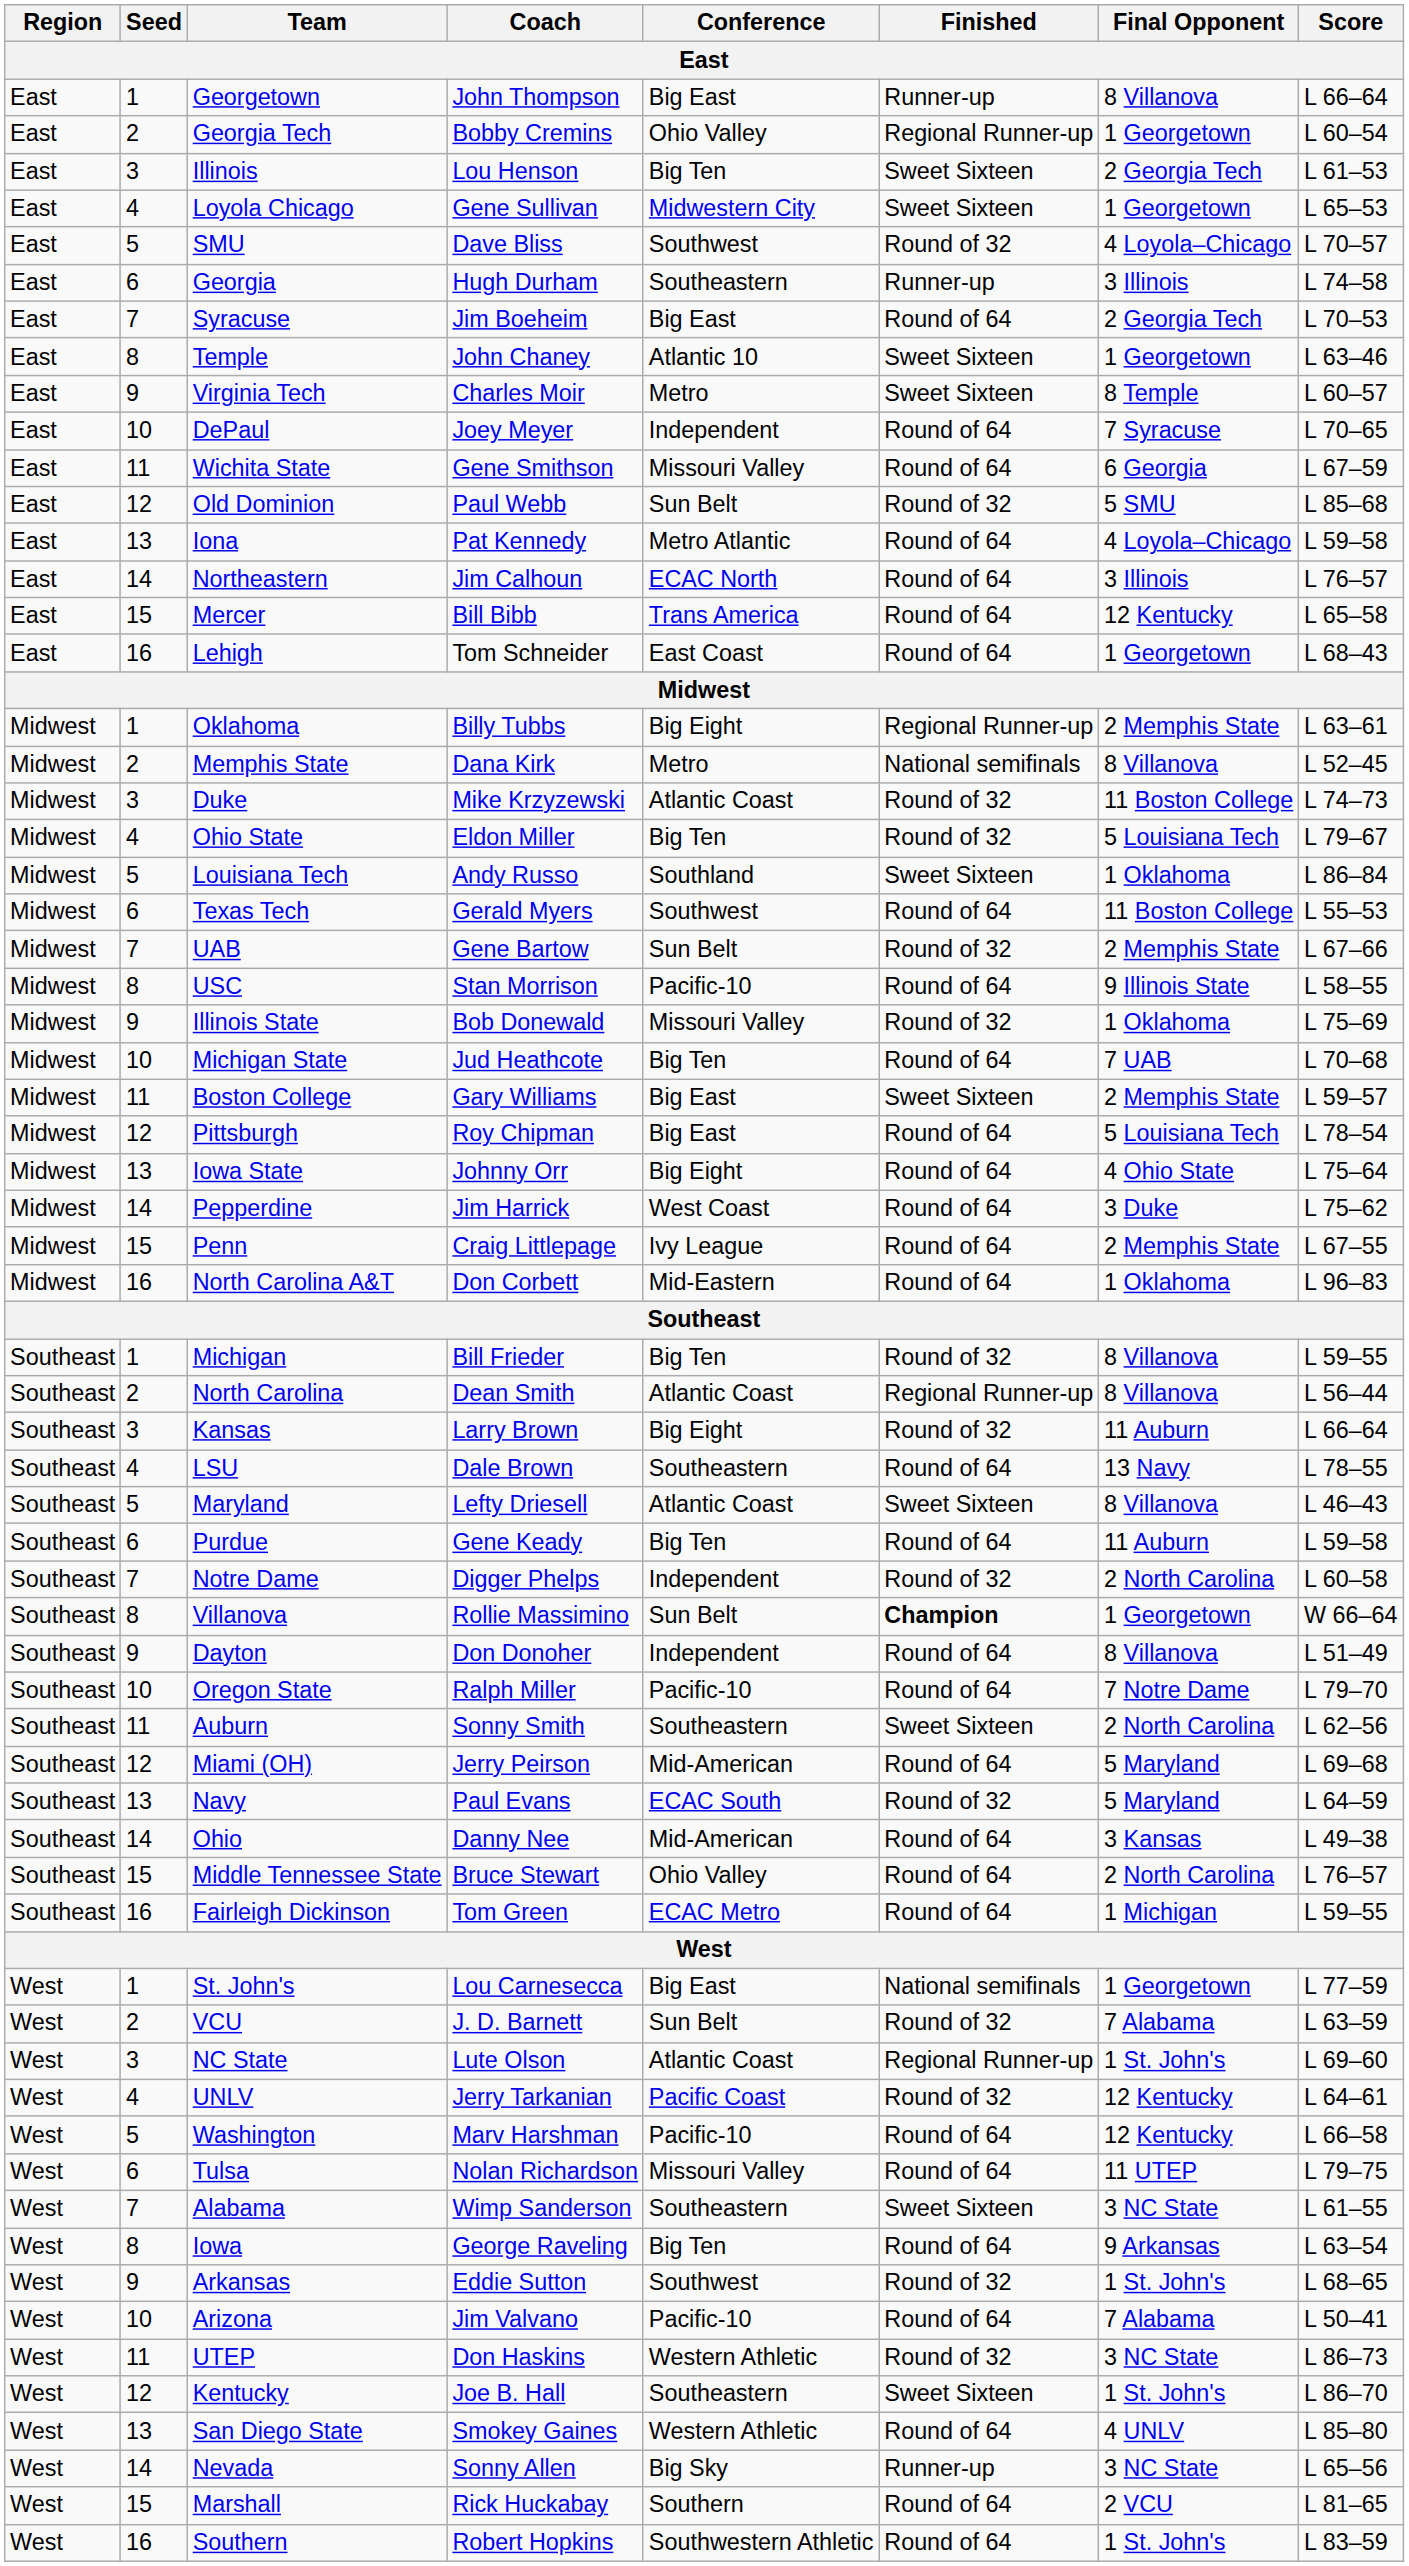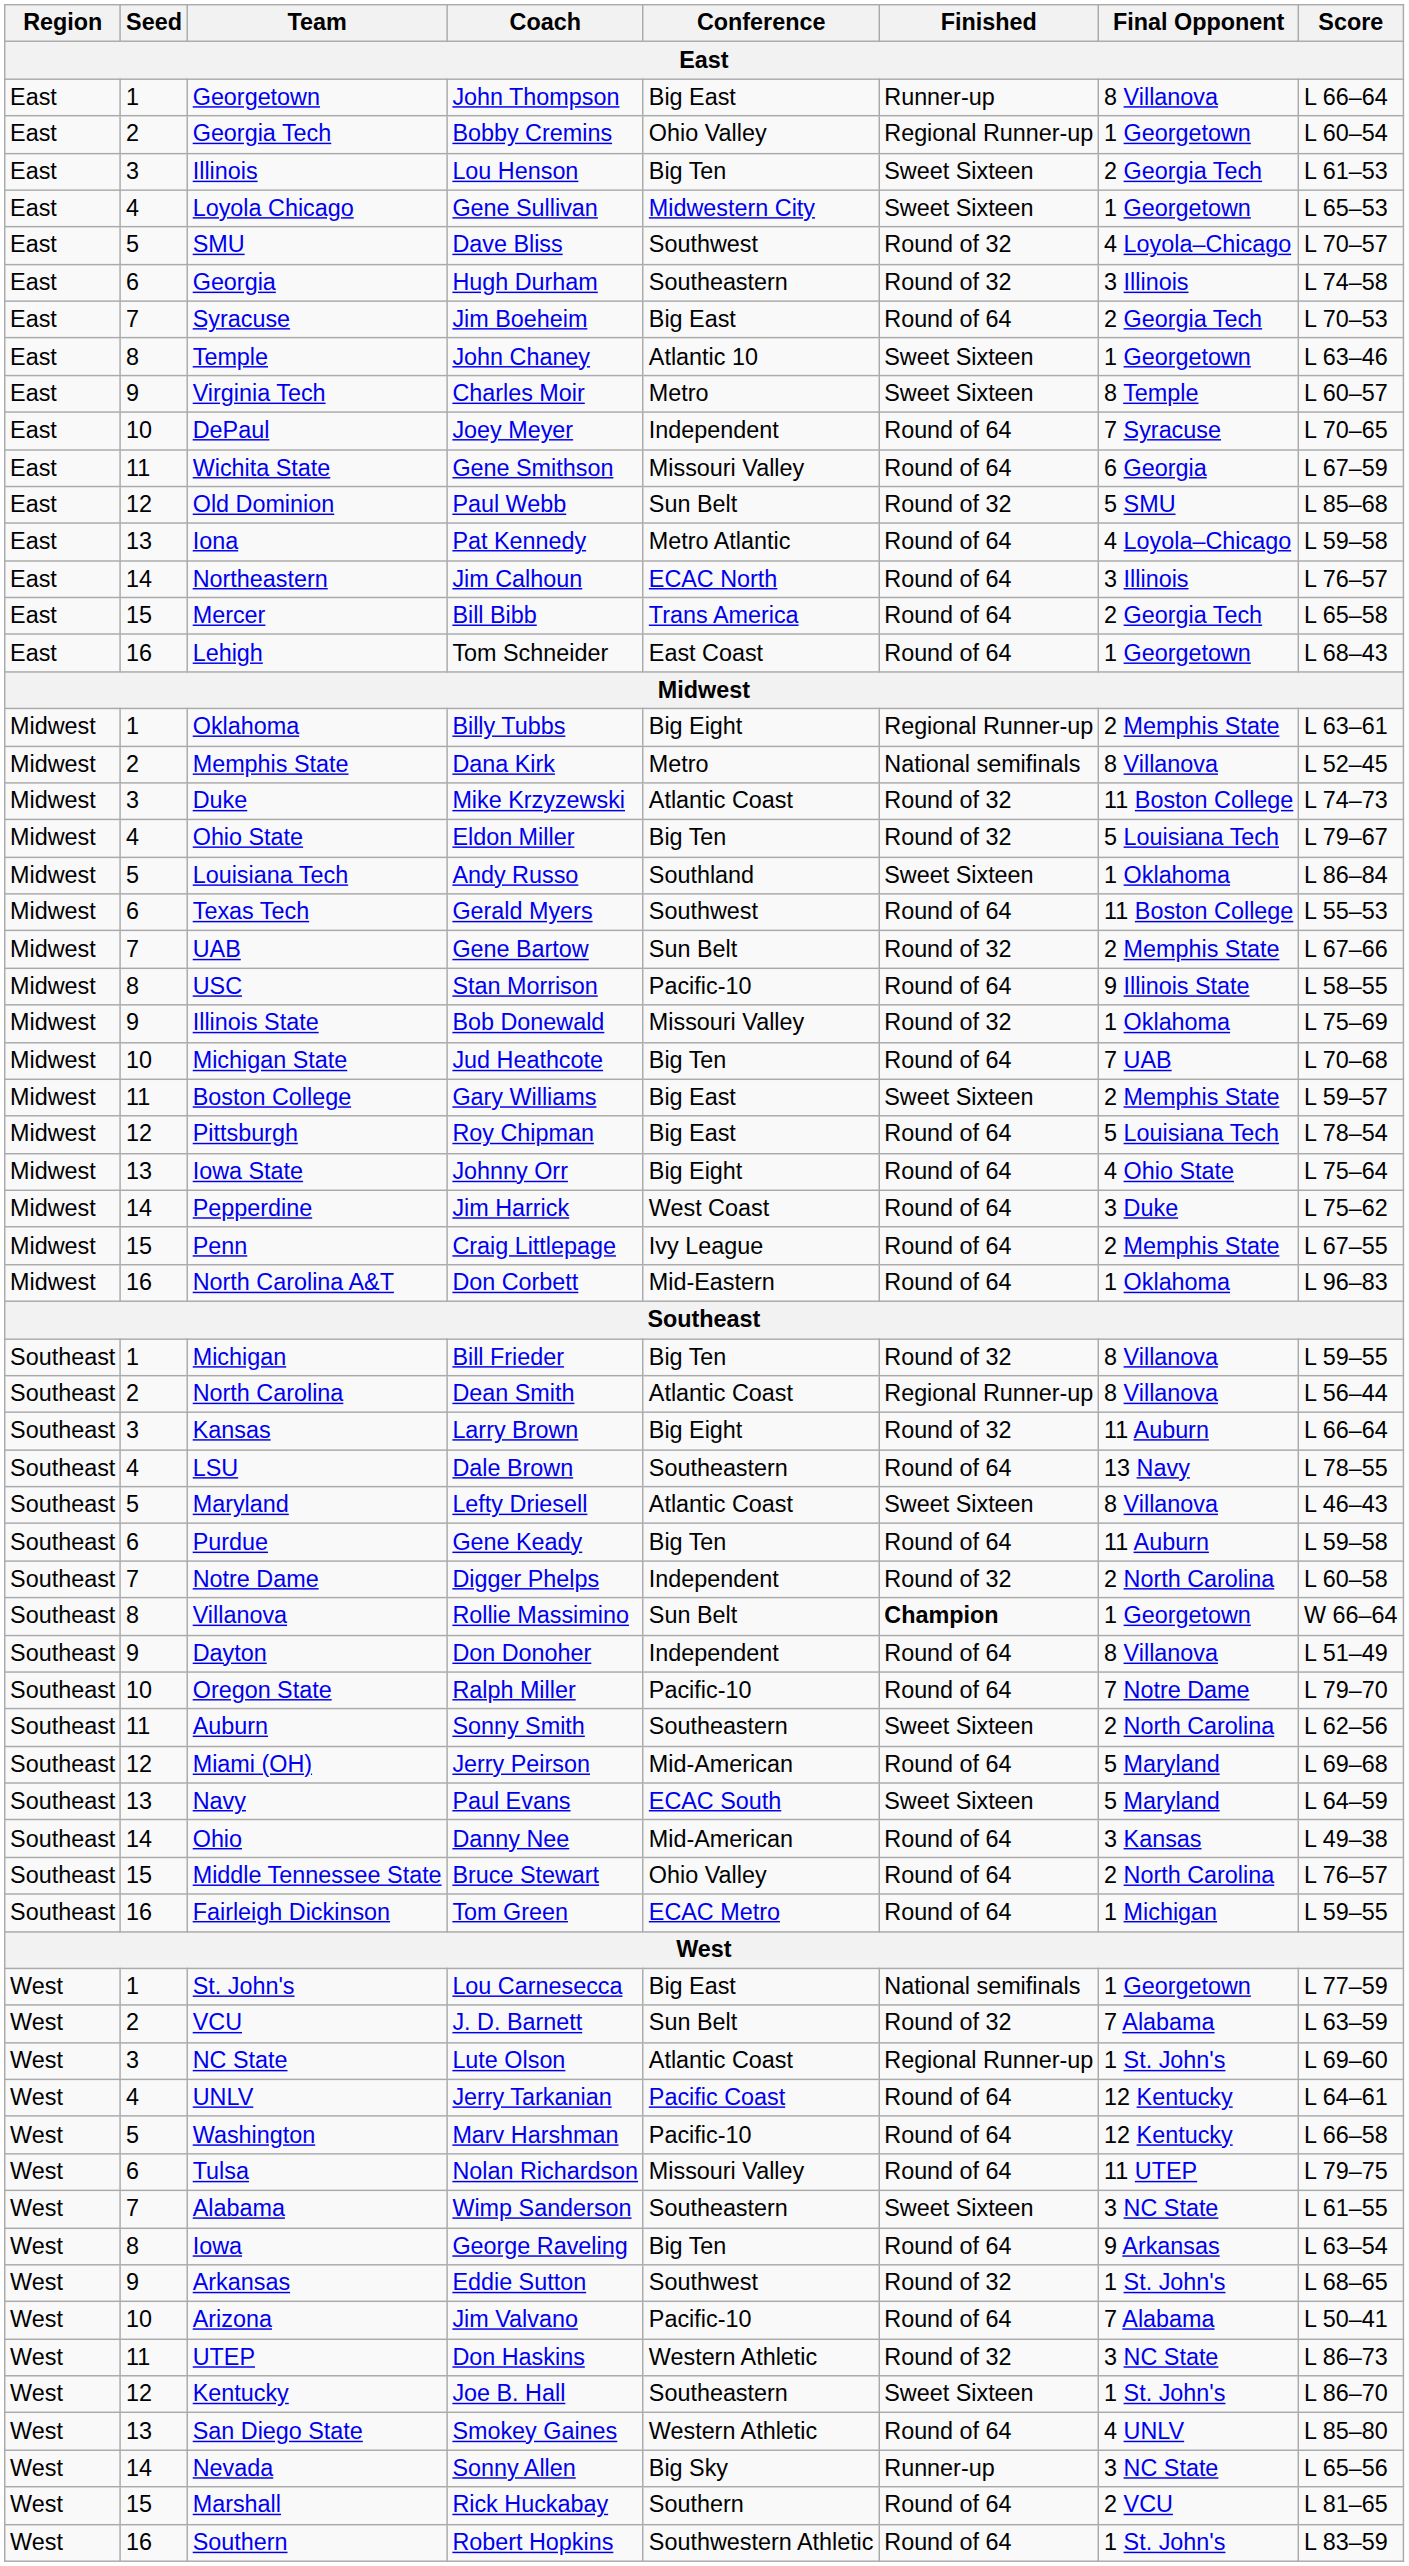(939, 282) Runner-up -> (948, 282) Round of 32
(1168, 615) 12 Kentucky -> (1183, 615) 2 Georgia Tech
(948, 1801) Round of 32 -> (959, 1801) Sweet Sixteen
(948, 2097) Round of 32 -> (948, 2097) Round of 64
